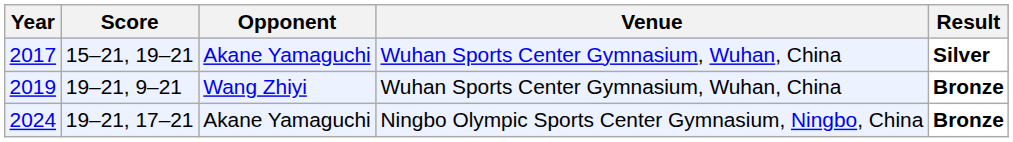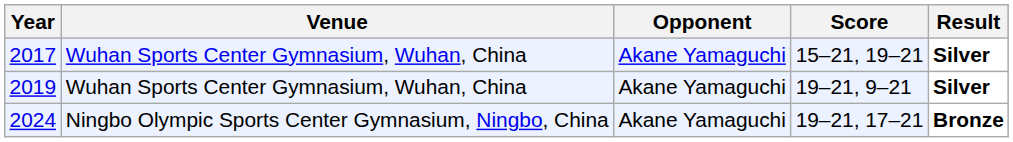columns swapped: (652, 22) <-> (130, 22)
(255, 88) Wang Zhiyi -> (702, 88) Akane Yamaguchi
(968, 88) Bronze -> (961, 88) Silver
